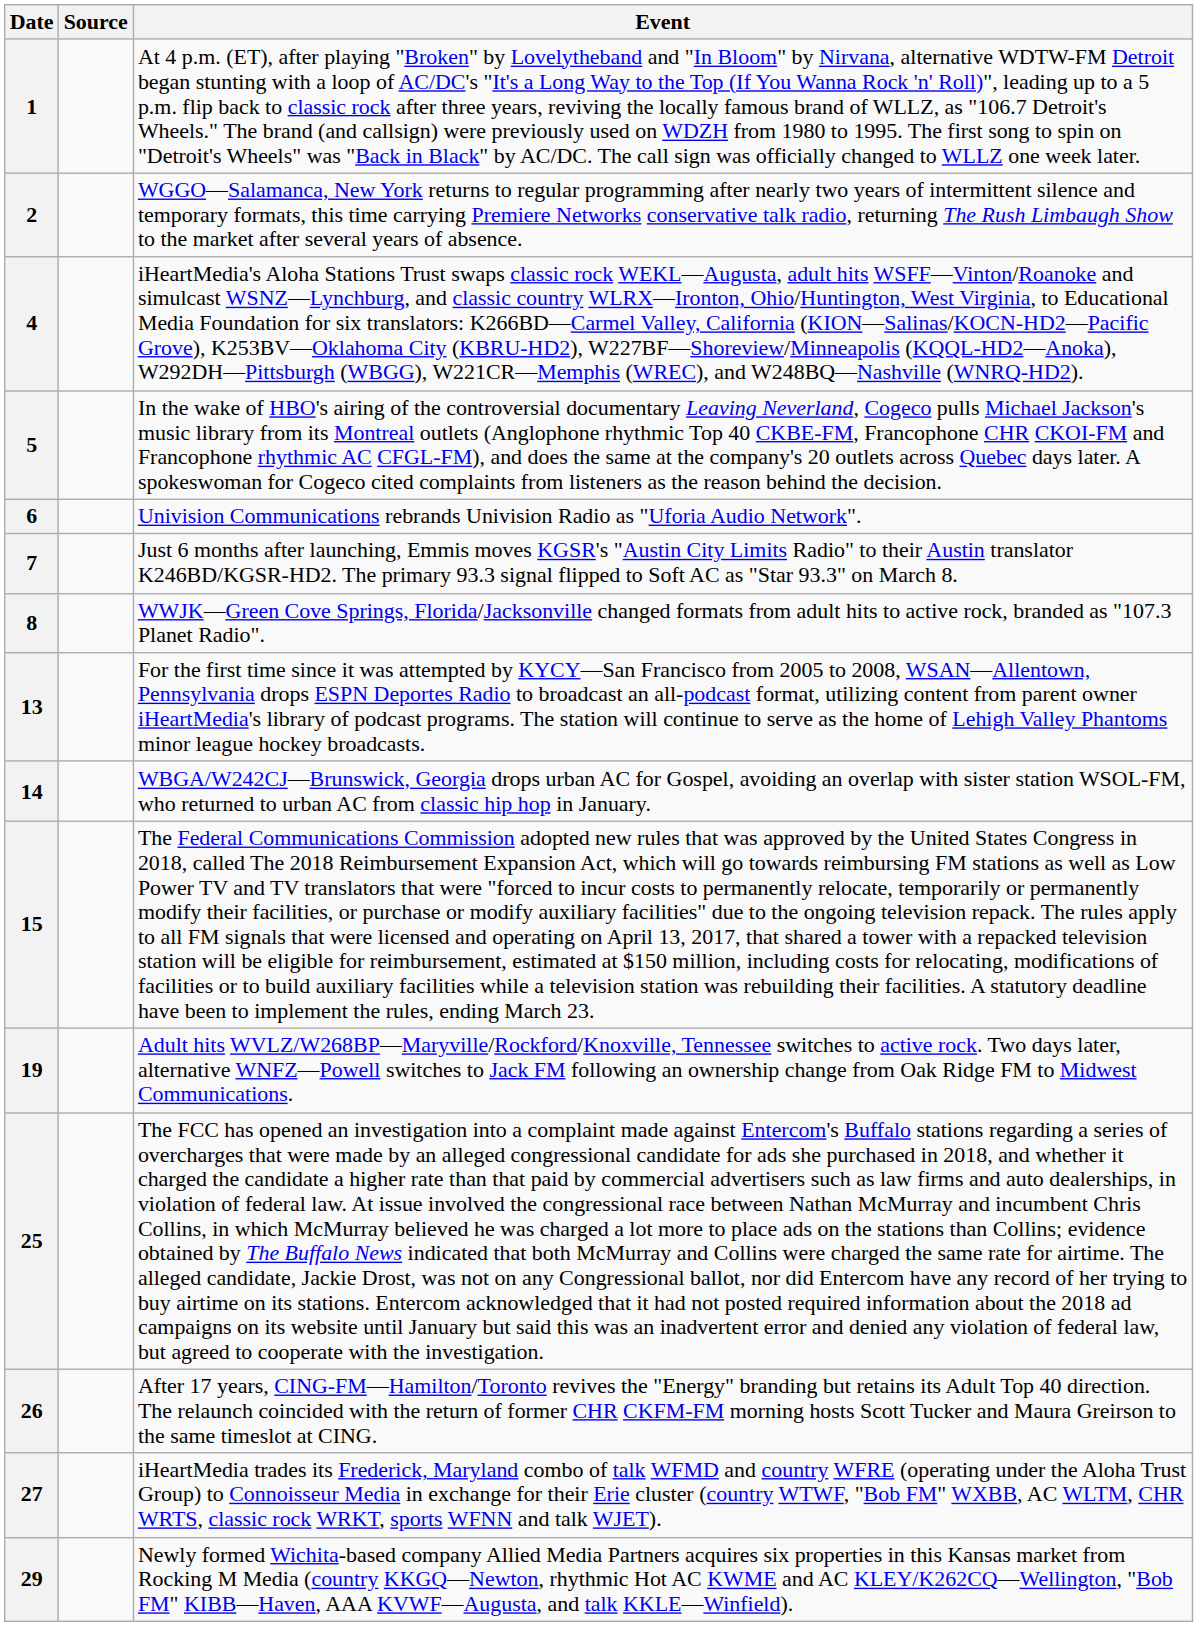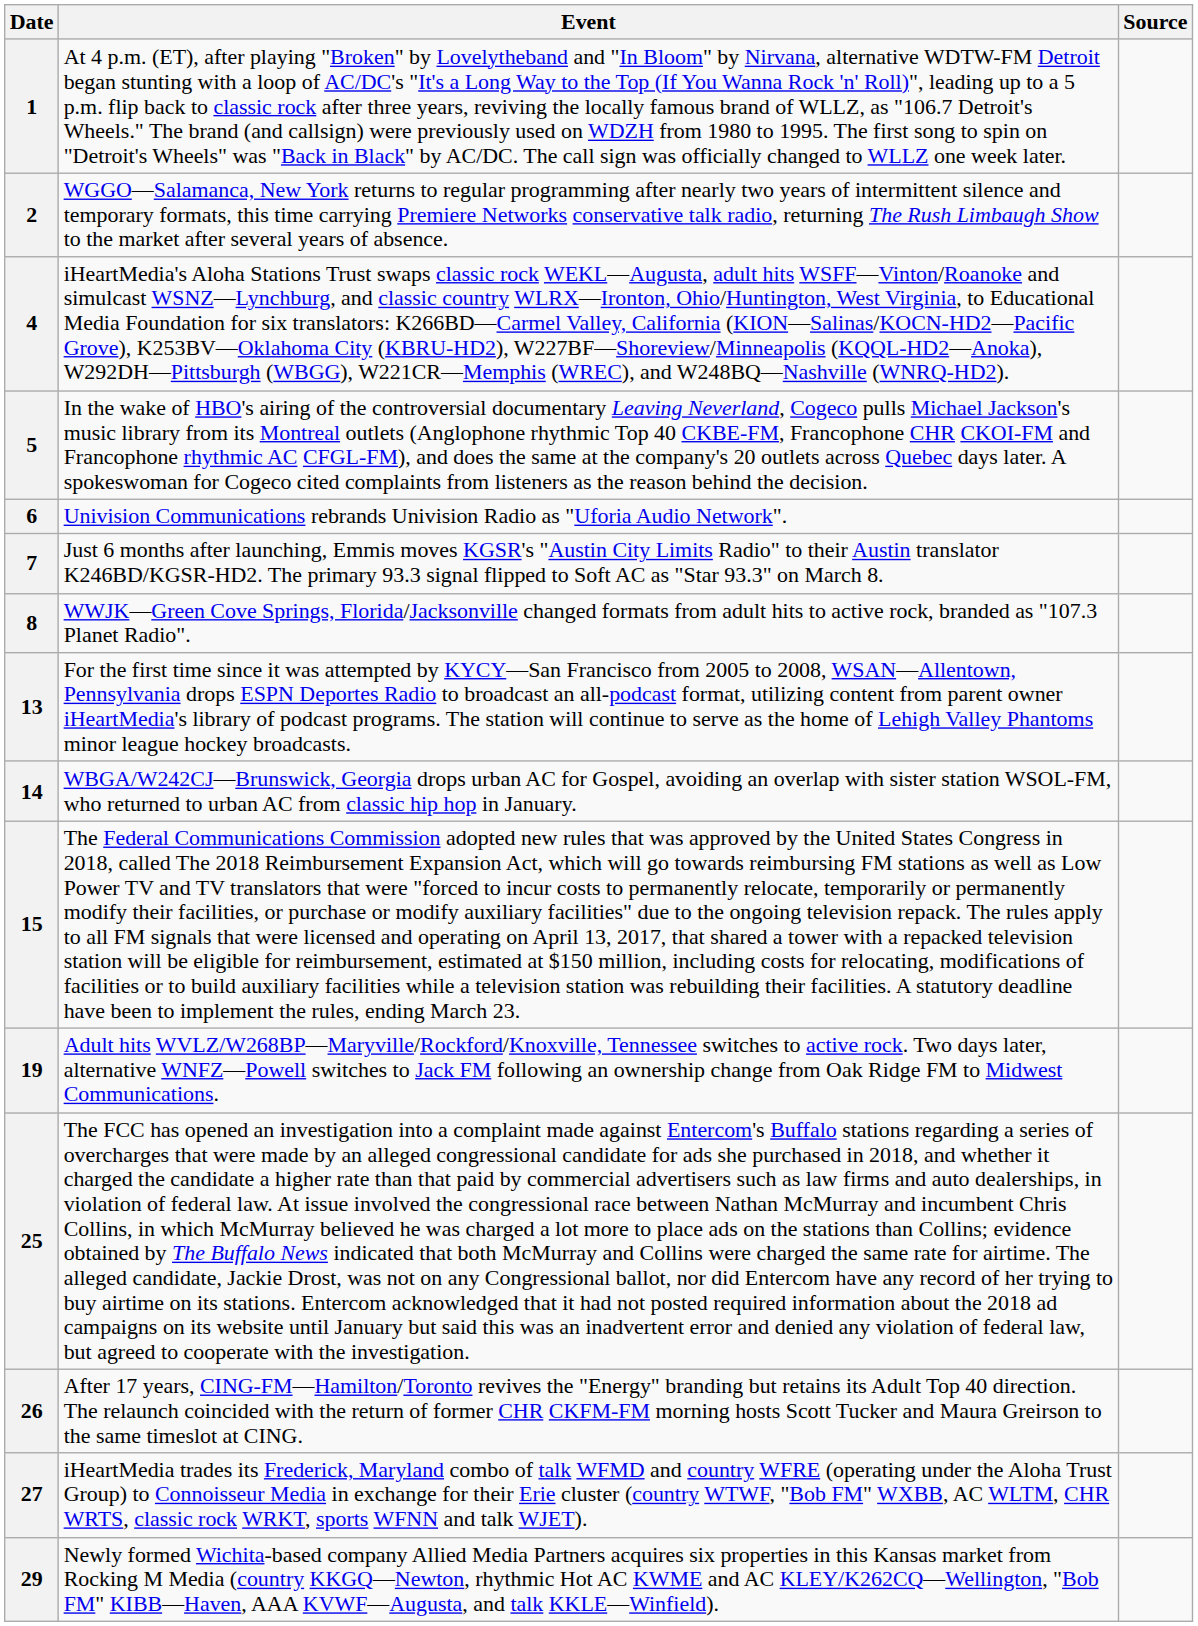columns swapped: (663, 21) <-> (96, 21)
